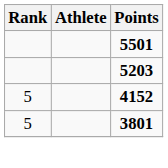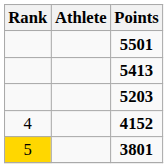+ row: (136, 70)
(28, 96) 5 -> (28, 123) 4
(28, 123) no background -> (28, 149) gold background
